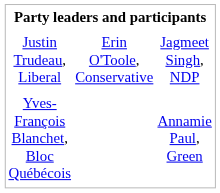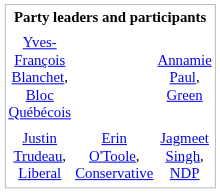rows swapped: (40, 60) <-> (40, 138)
